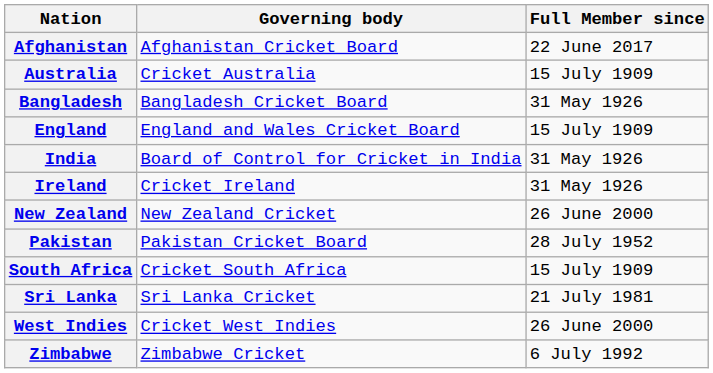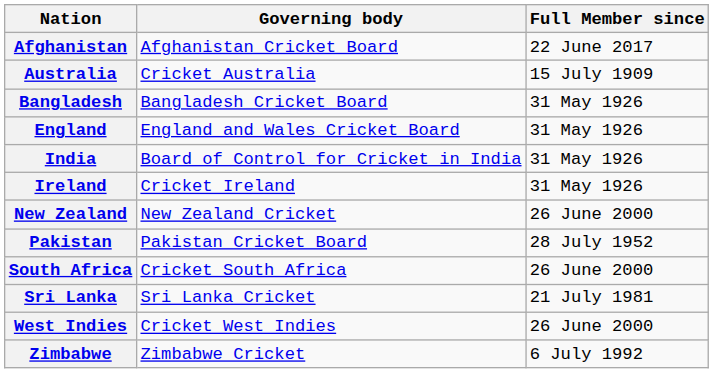(591, 131) 15 July 1909 -> (586, 131) 31 May 1926
(591, 270) 15 July 1909 -> (591, 270) 26 June 2000
